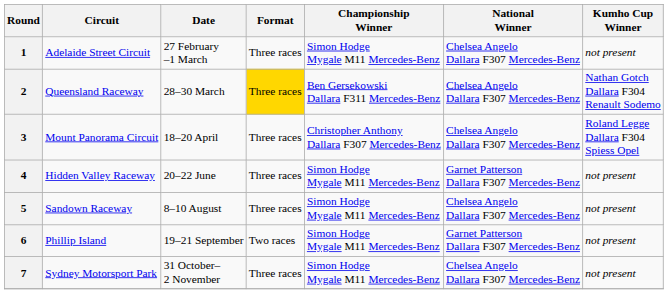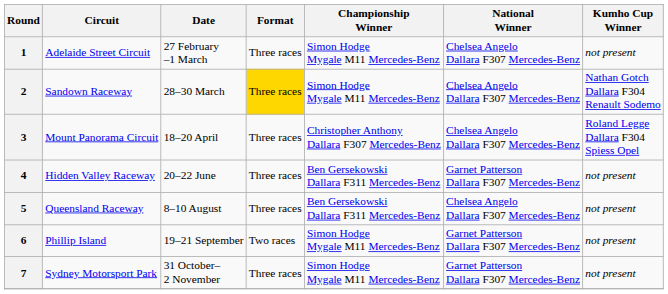(94, 92) Queensland Raceway -> (89, 92) Sandown Raceway
(374, 92) Ben Gersekowski Dallara F311 Mercedes-Benz -> (373, 92) Simon Hodge Mygale M11 Mercedes-Benz
(373, 176) Simon Hodge Mygale M11 Mercedes-Benz -> (374, 176) Ben Gersekowski Dallara F311 Mercedes-Benz
(89, 208) Sandown Raceway -> (94, 208) Queensland Raceway
(373, 208) Simon Hodge Mygale M11 Mercedes-Benz -> (374, 208) Ben Gersekowski Dallara F311 Mercedes-Benz
(513, 273) Chelsea Angelo Dallara F307 Mercedes-Benz -> (513, 273) Garnet Patterson Dallara F307 Mercedes-Benz
